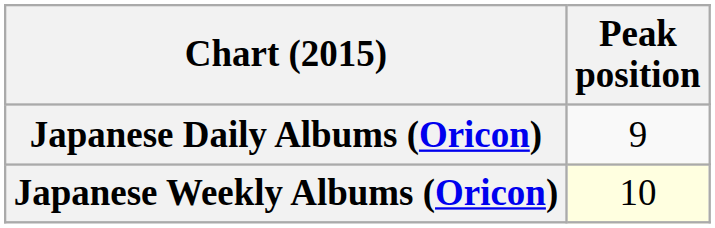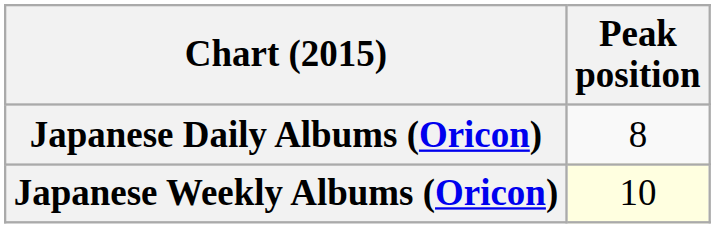(638, 134) 9 -> (638, 134) 8
